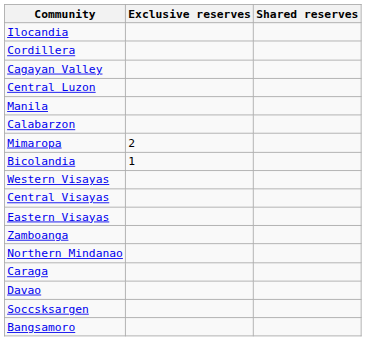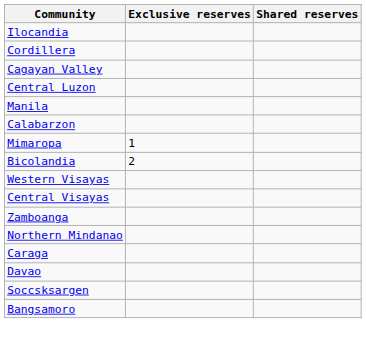(132, 143) 2 -> (132, 143) 1
(132, 161) 1 -> (132, 161) 2
- row: (58, 216)
